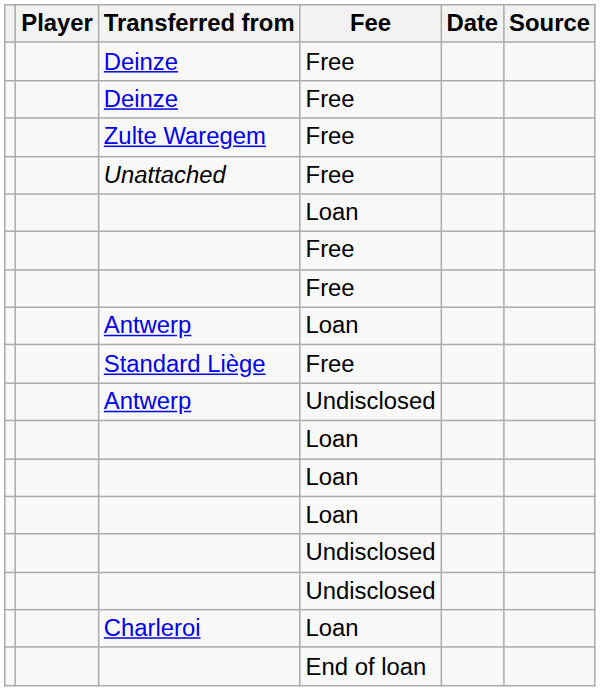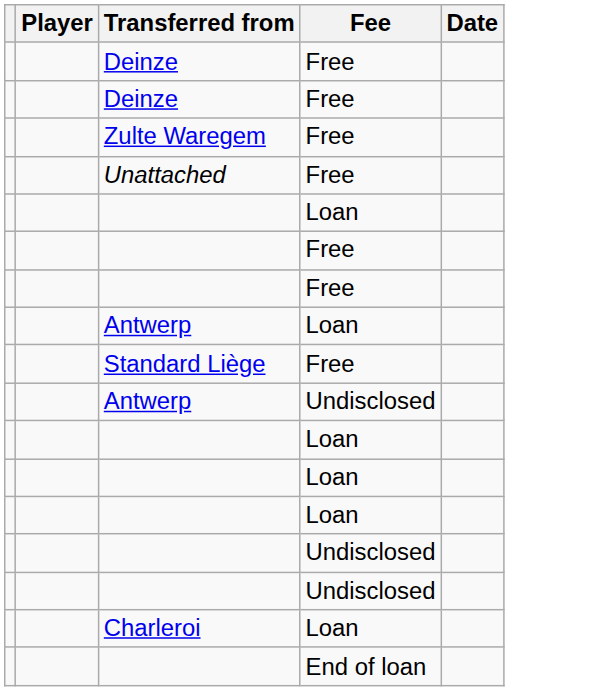- column: (550, 23)
